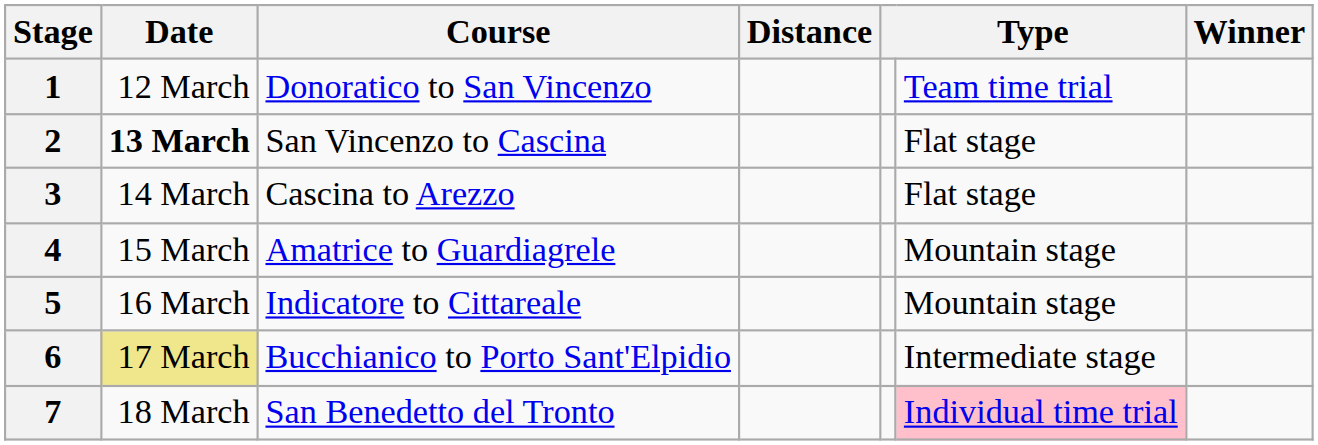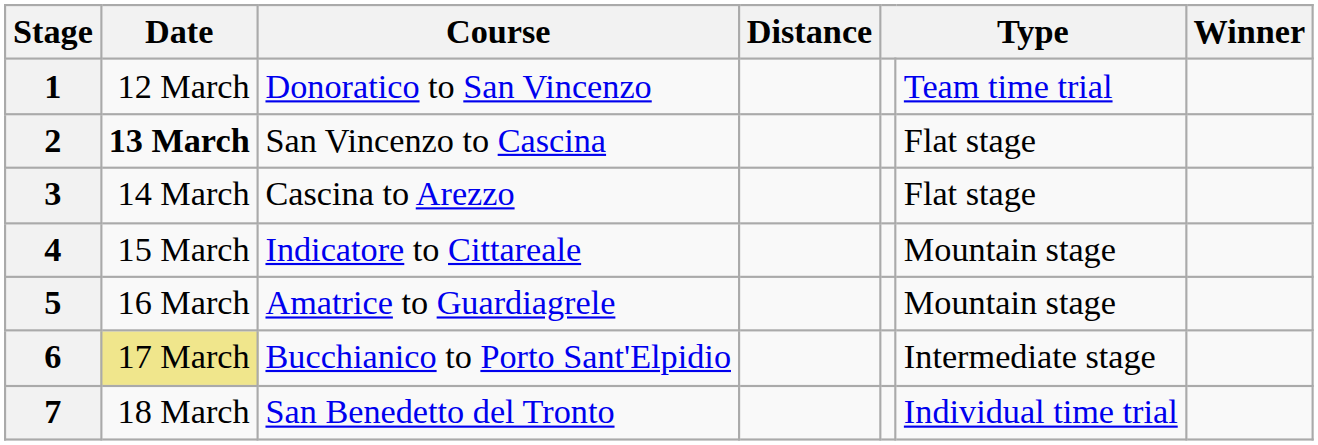(440, 248) Amatrice to Guardiagrele -> (423, 248) Indicatore to Cittareale
(423, 303) Indicatore to Cittareale -> (440, 303) Amatrice to Guardiagrele
(1041, 411) pink background -> (1041, 411) no background
